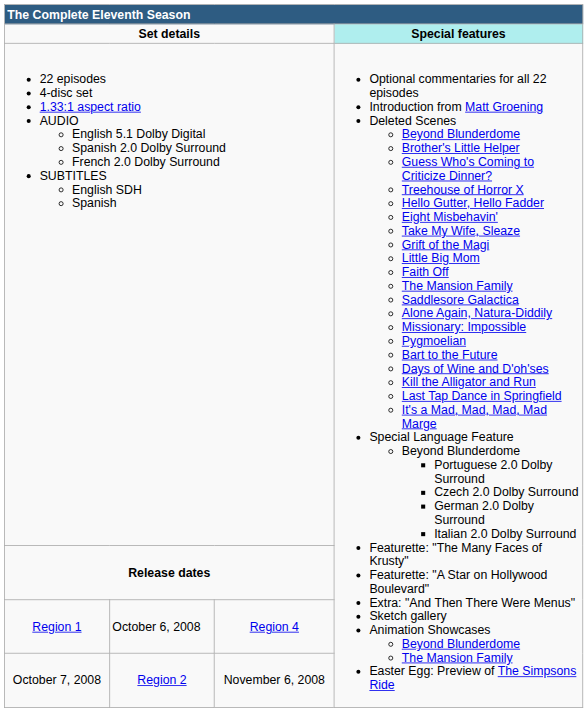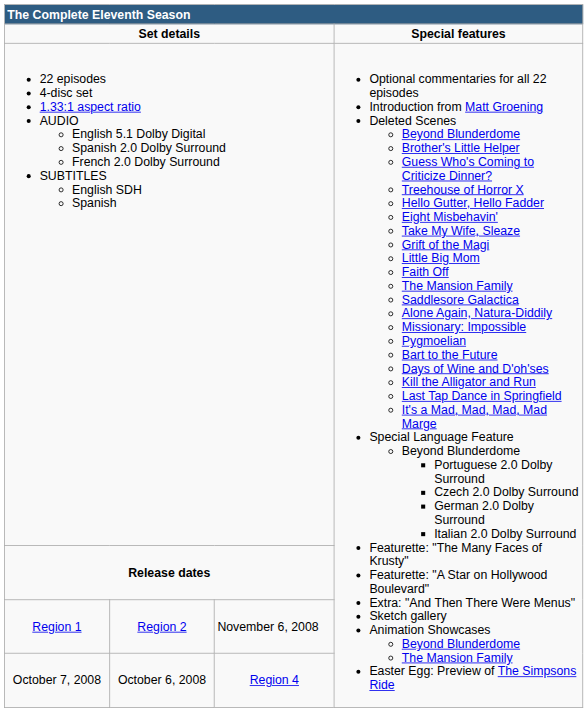(458, 34) paleturquoise background -> (458, 34) no background
(156, 627) October 6, 2008 -> (162, 627) Region 2
(274, 627) Region 4 -> (268, 627) November 6, 2008
(162, 680) Region 2 -> (162, 680) October 6, 2008
(274, 680) November 6, 2008 -> (274, 680) Region 4
